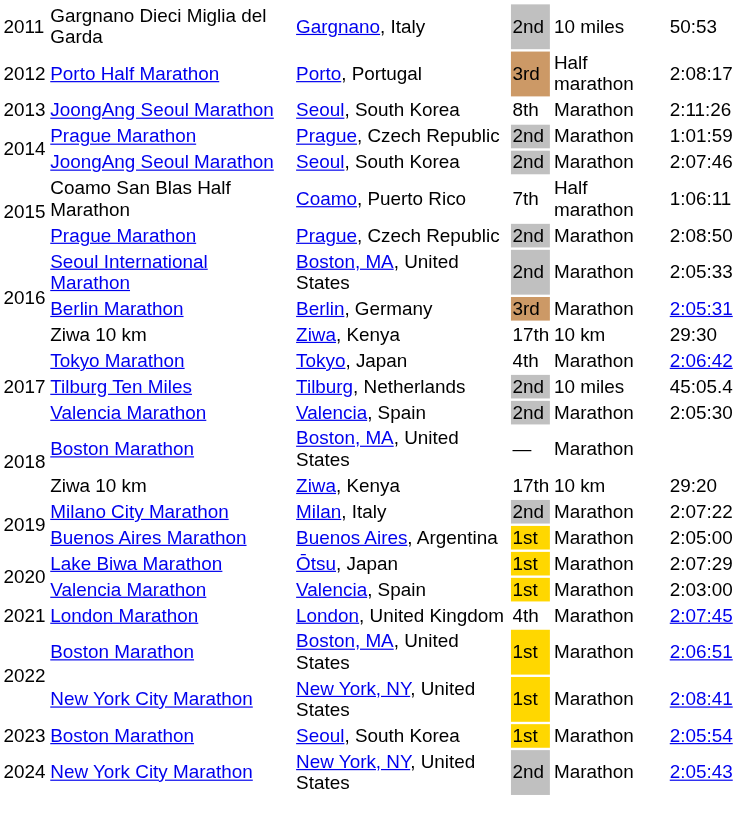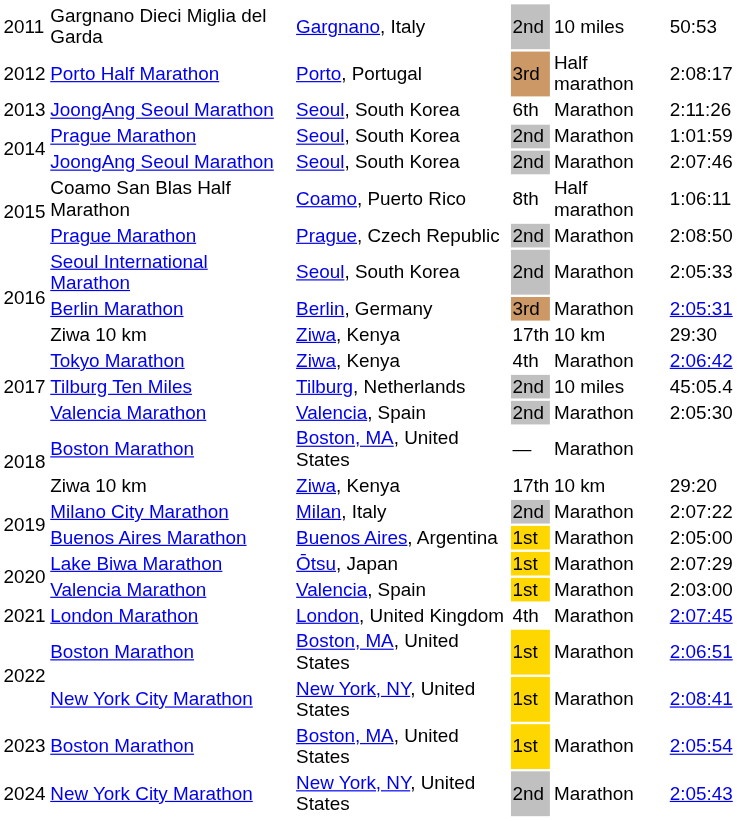(526, 110) 8th -> (526, 110) 6th
(398, 136) Prague, Czech Republic -> (378, 136) Seoul, South Korea
(526, 198) 7th -> (526, 198) 8th
(377, 272) Boston, MA, United States -> (378, 272) Seoul, South Korea
(352, 360) Tokyo, Japan -> (348, 360) Ziwa, Kenya
(378, 735) Seoul, South Korea -> (377, 746) Boston, MA, United States
